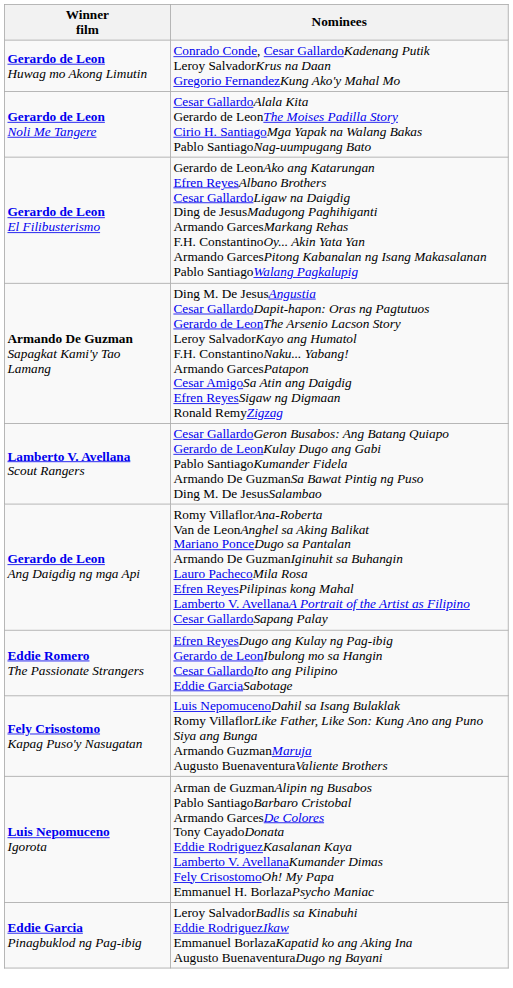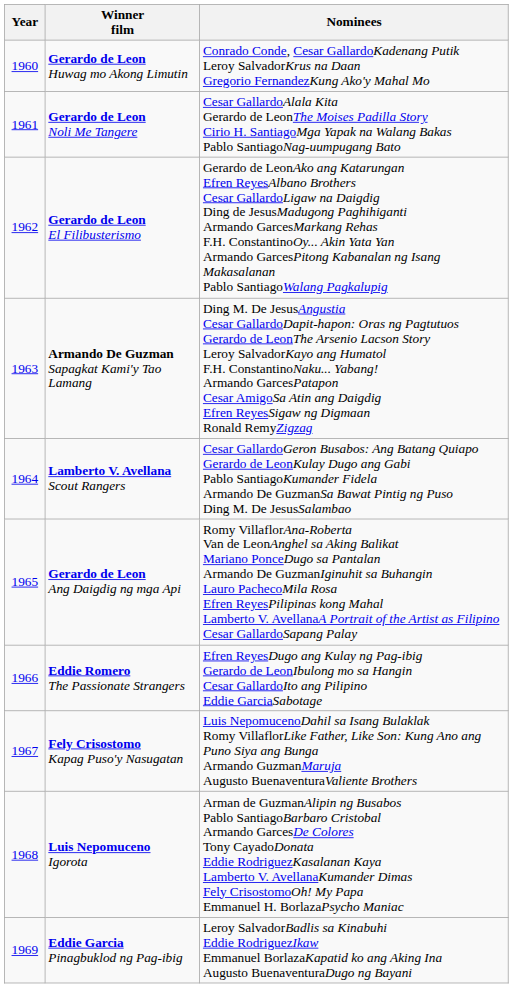+ column: (25, 22)
